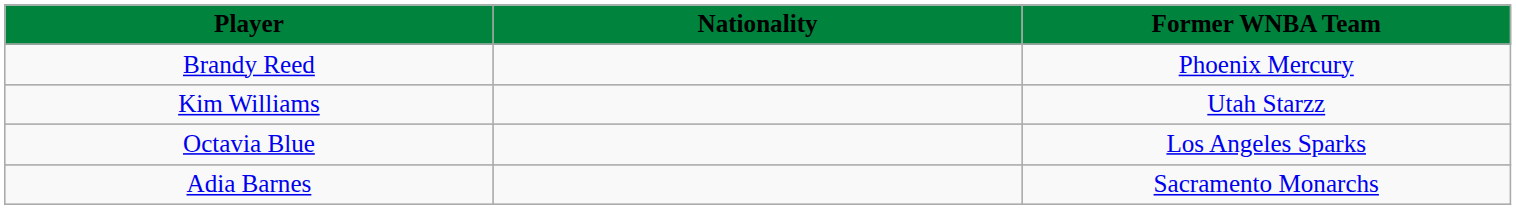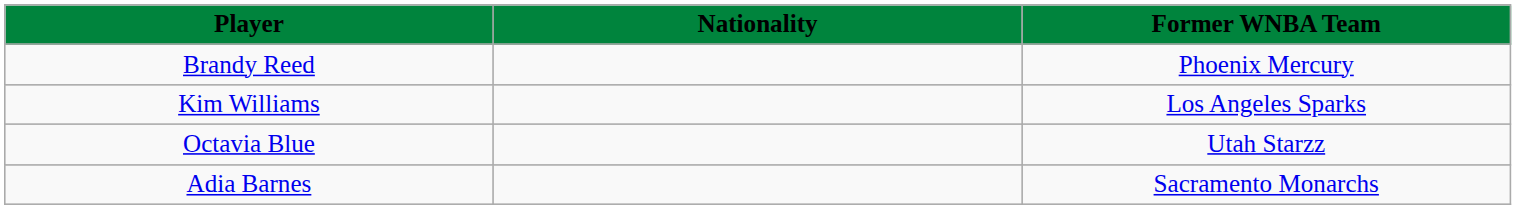(1266, 104) Utah Starzz -> (1266, 104) Los Angeles Sparks
(1266, 143) Los Angeles Sparks -> (1266, 143) Utah Starzz
